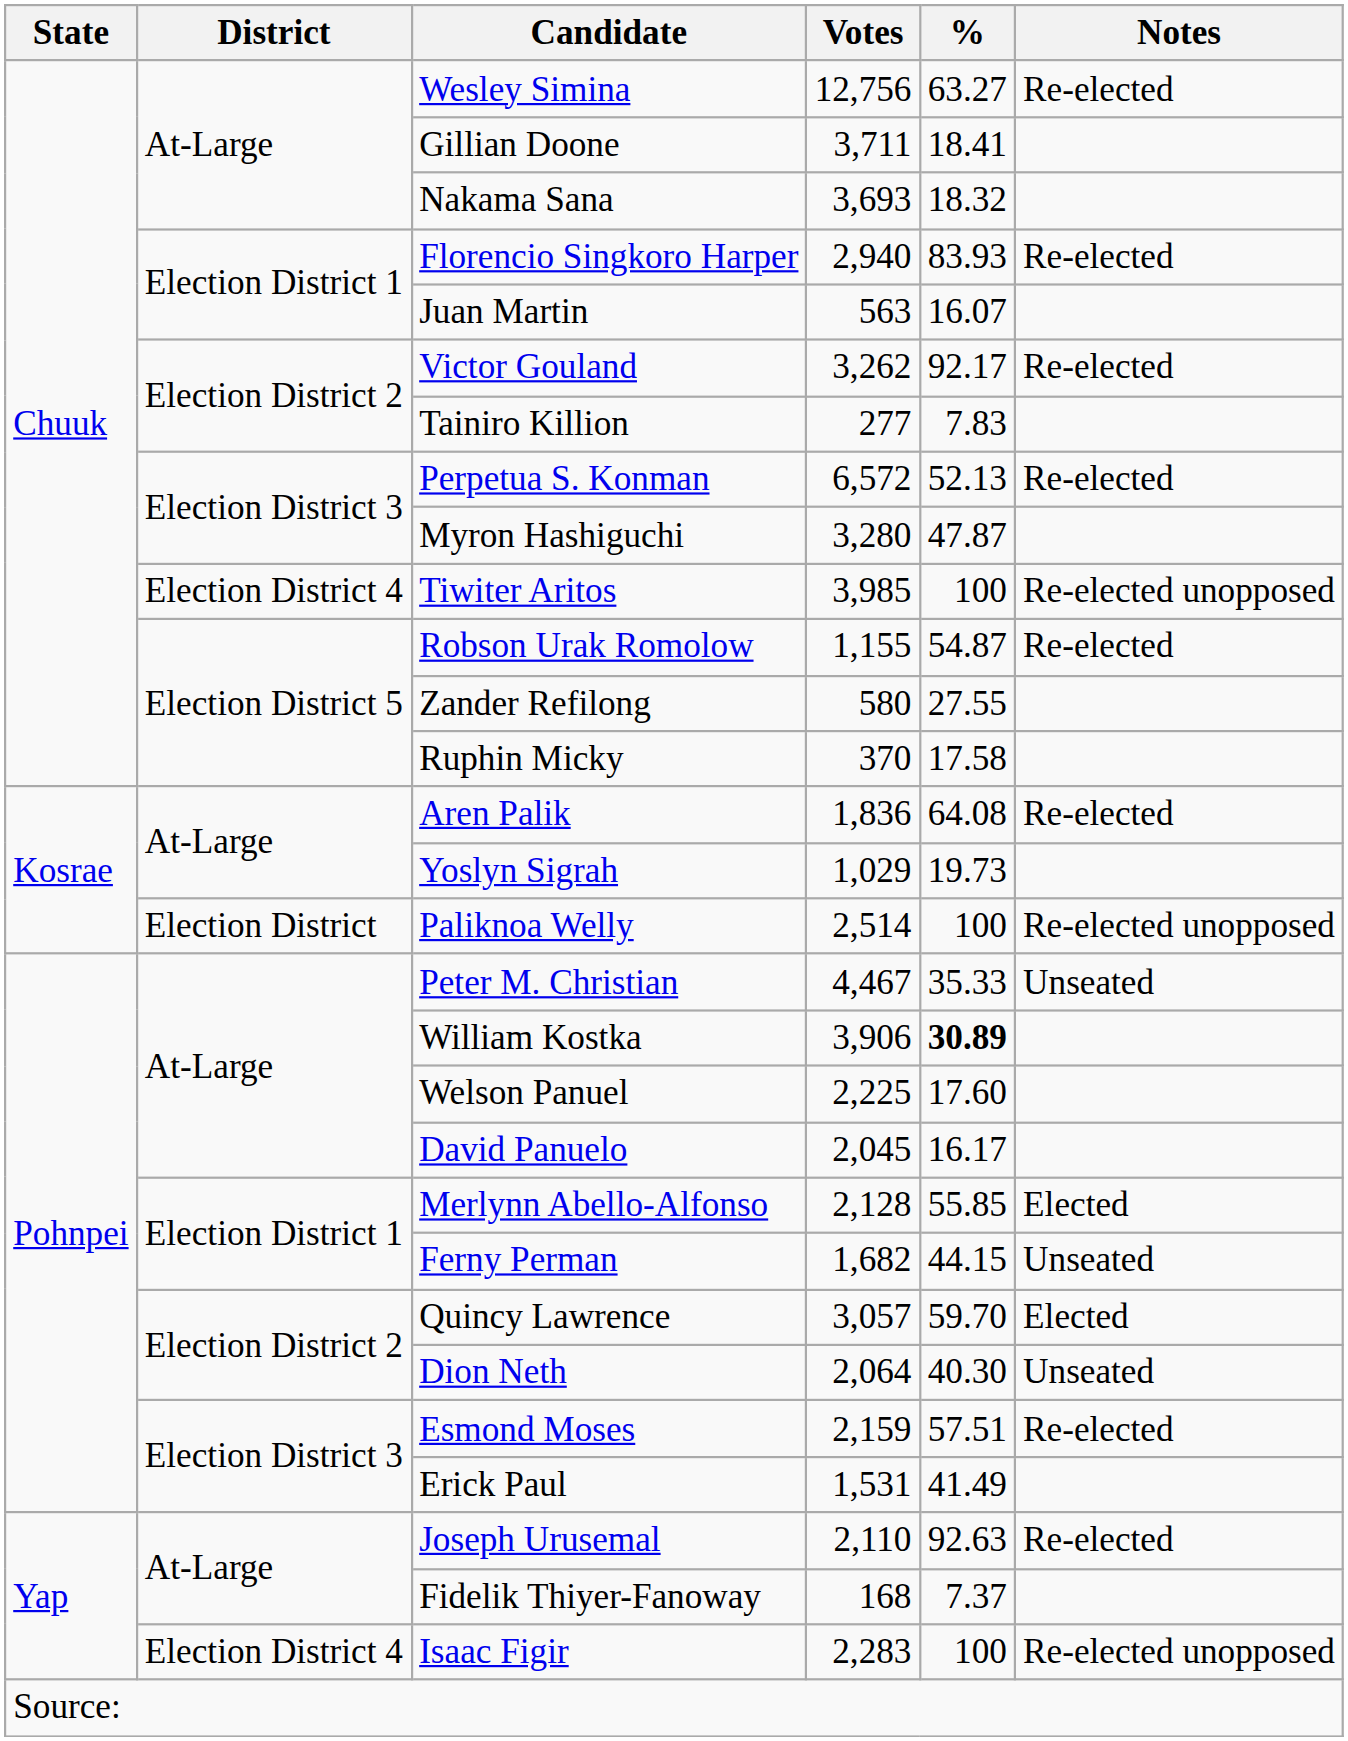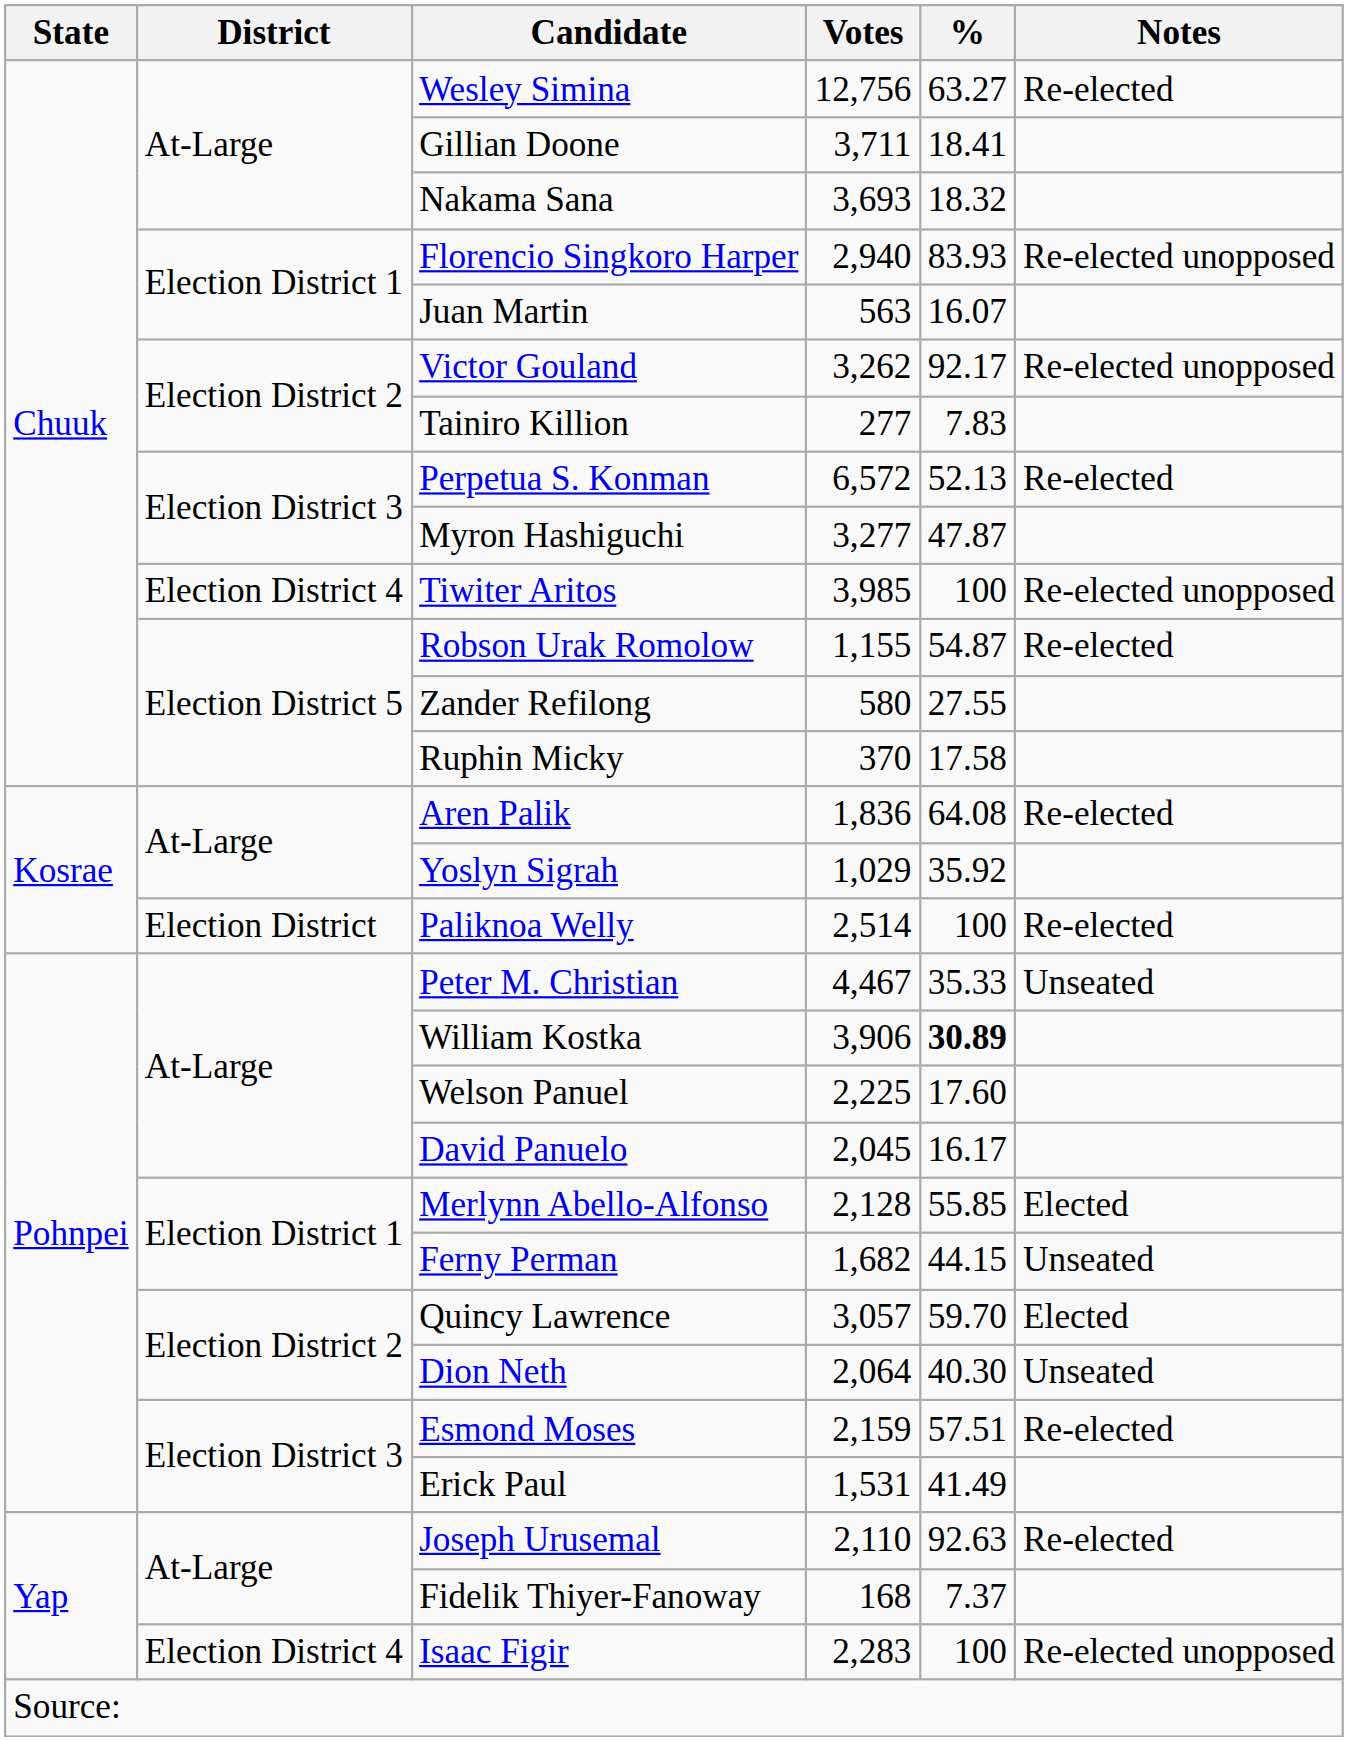(1098, 255) Re-elected -> (1179, 255) Re-elected unopposed
(1098, 367) Re-elected -> (1179, 367) Re-elected unopposed
(872, 534) 3,280 -> (872, 534) 3,277
(967, 869) 19.73 -> (967, 869) 35.92
(1179, 925) Re-elected unopposed -> (1098, 925) Re-elected
